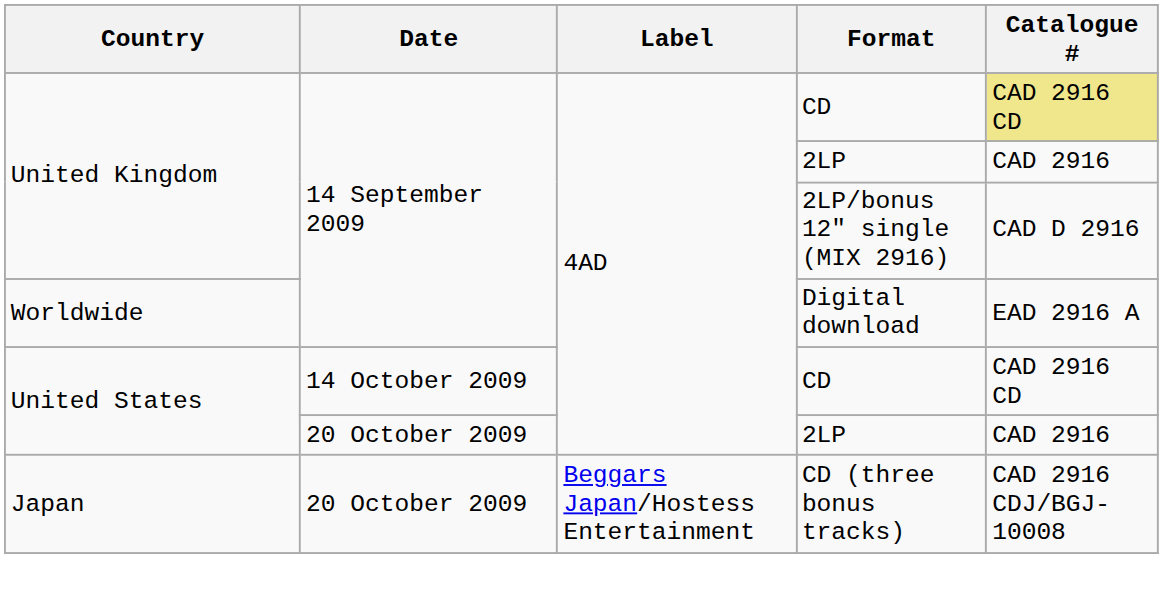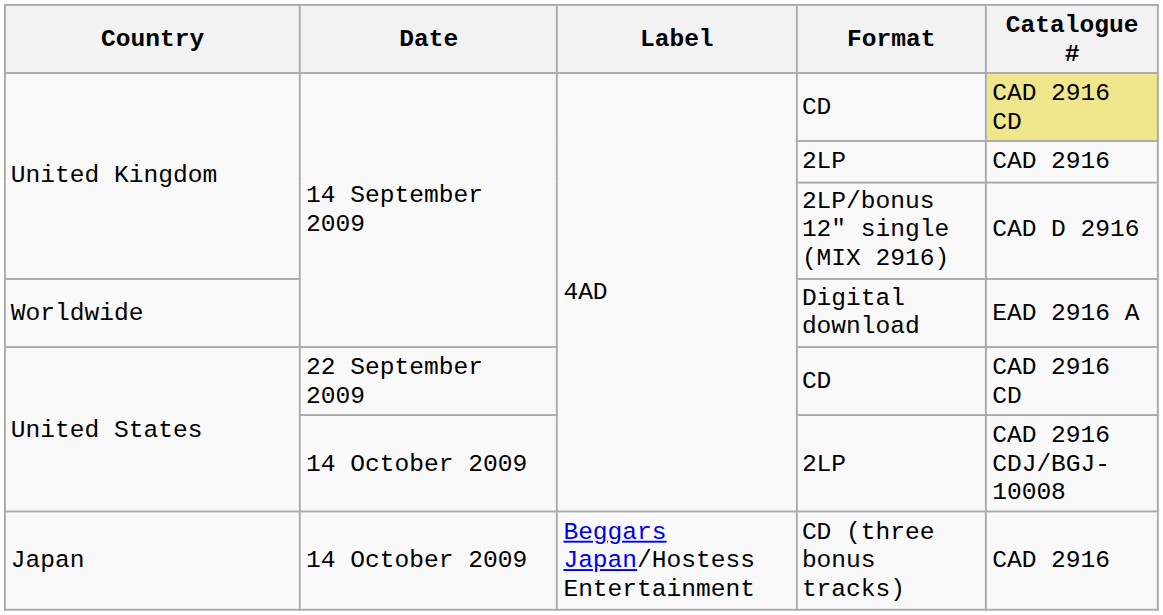(417, 381) 14 October 2009 -> (394, 381) 22 September 2009
(417, 435) 20 October 2009 -> (417, 464) 14 October 2009
(1051, 435) CAD 2916 -> (1051, 464) CAD 2916 CDJ/BGJ-10008
(417, 504) 20 October 2009 -> (417, 560) 14 October 2009
(1051, 504) CAD 2916 CDJ/BGJ-10008 -> (1051, 560) CAD 2916
